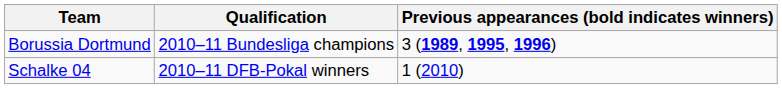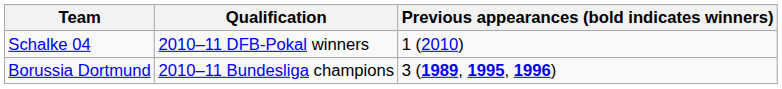rows swapped: (50, 70) <-> (80, 44)
